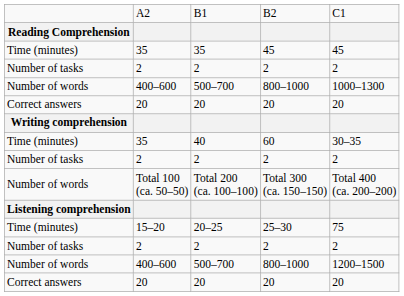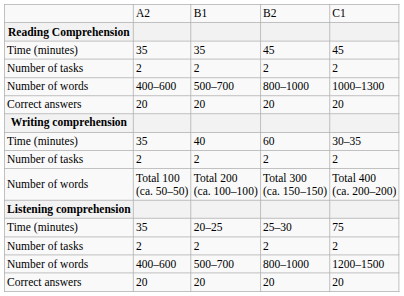(150, 227) 15–20 -> (142, 227) 35
